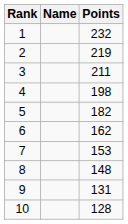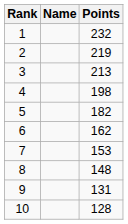(101, 72) 211 -> (101, 72) 213
